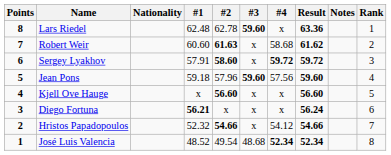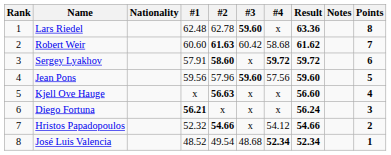columns swapped: (371, 12) <-> (20, 12)
(254, 45) x -> (250, 45) 60.42
(198, 77) 59.18 -> (195, 77) 59.56
(226, 93) 56.60 -> (223, 93) 56.63
